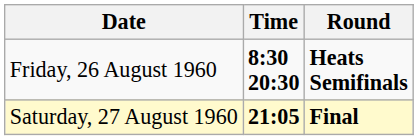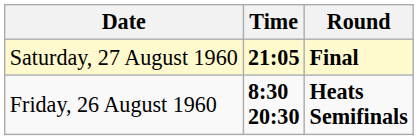rows swapped: (113, 69) <-> (124, 116)
